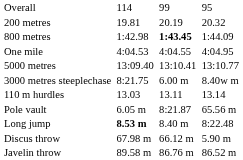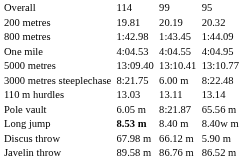(175, 37) bold -> (175, 37) normal
(220, 80) 8.40w m -> (218, 80) 8:22.48
(218, 124) 8:22.48 -> (220, 124) 8.40w m
